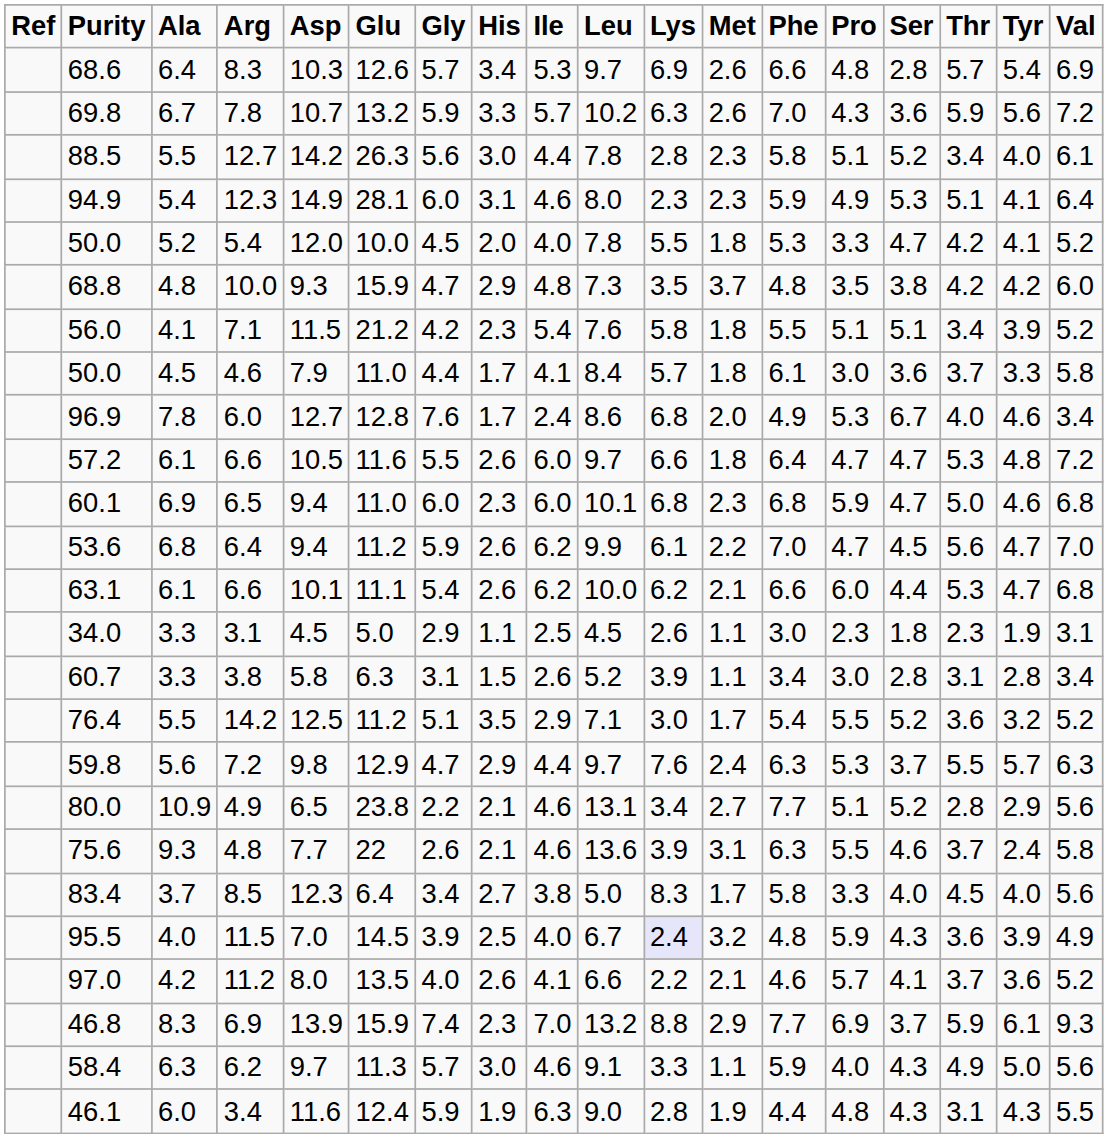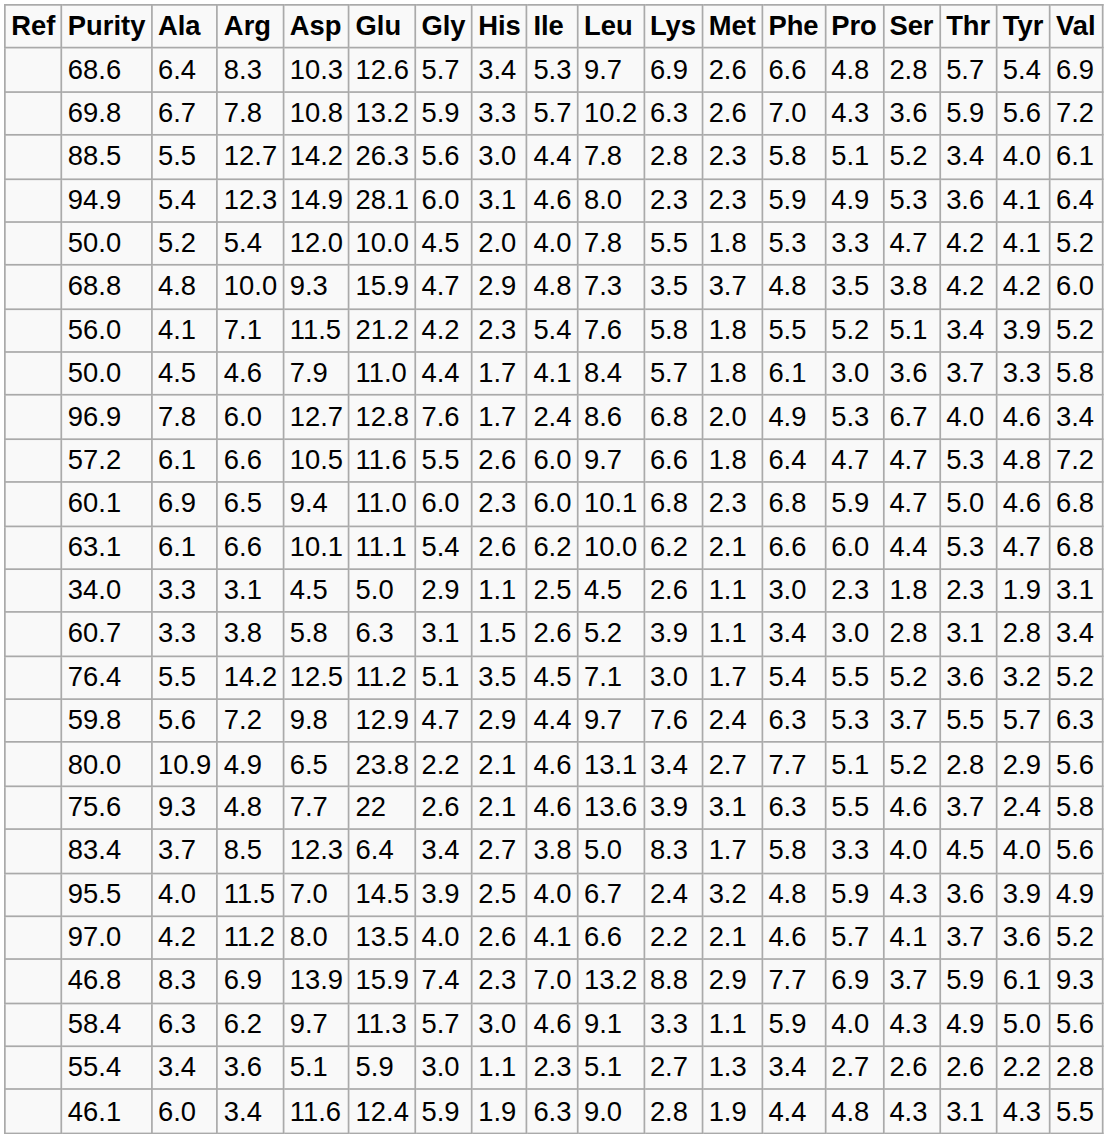(316, 112) 10.7 -> (316, 112) 10.8
(965, 199) 5.1 -> (965, 199) 3.6
(850, 329) 5.1 -> (850, 329) 5.2
- row: (94, 546)
(552, 720) 2.9 -> (552, 677) 4.5
(669, 937) lavender background -> (669, 894) no background
+ row: (94, 1067)
